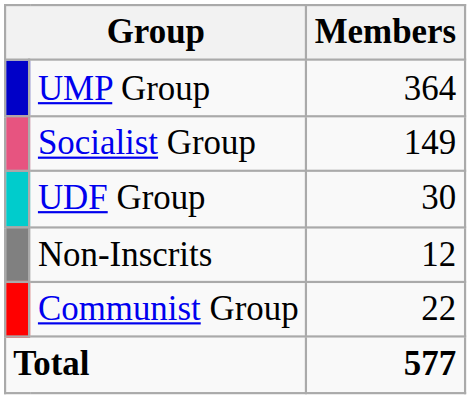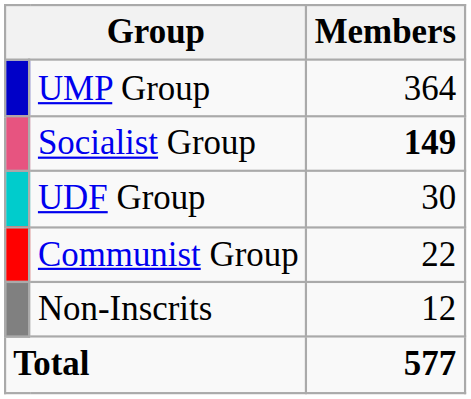(430, 142) normal -> (430, 142) bold
rows swapped: (168, 308) <-> (125, 253)
